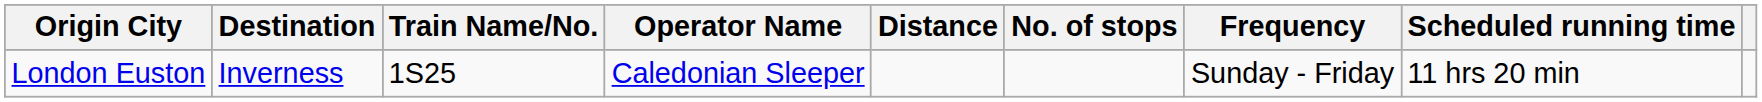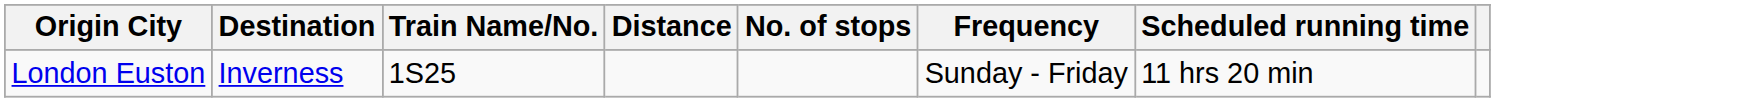- column: (738, 27)
